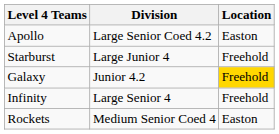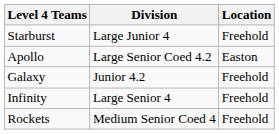rows swapped: (31, 56) <-> (26, 35)
(245, 77) gold background -> (245, 77) no background
(240, 118) Easton -> (245, 118) Freehold
